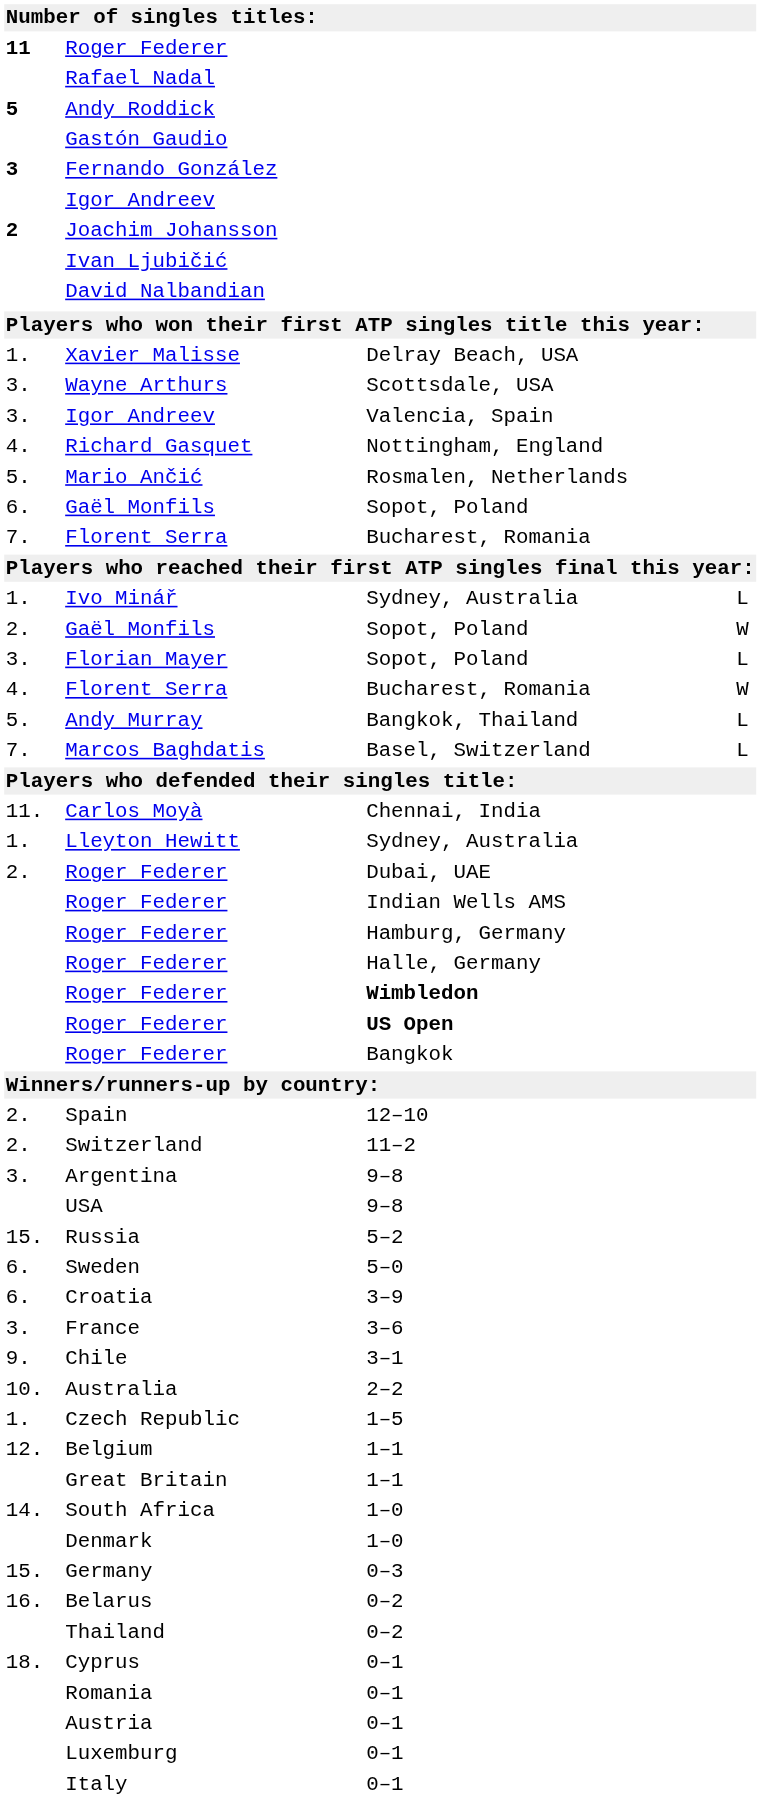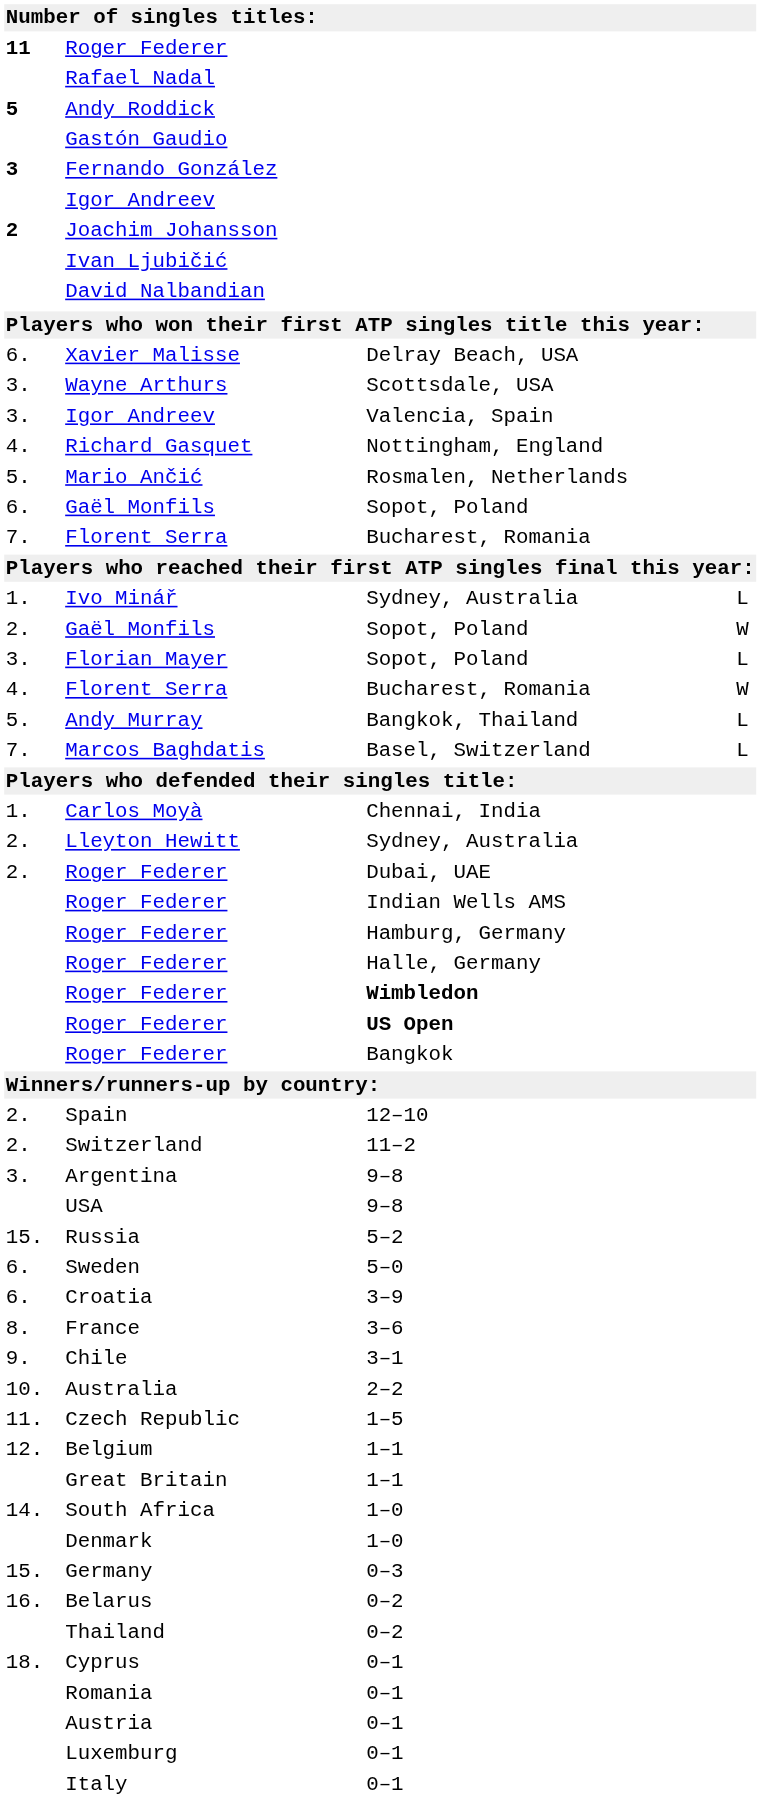(18, 355) 1. -> (18, 355) 6.
(25, 811) 11. -> (18, 811) 1.
(18, 842) 1. -> (18, 842) 2.
(18, 1328) 3. -> (18, 1328) 8.
(18, 1419) 1. -> (25, 1419) 11.
